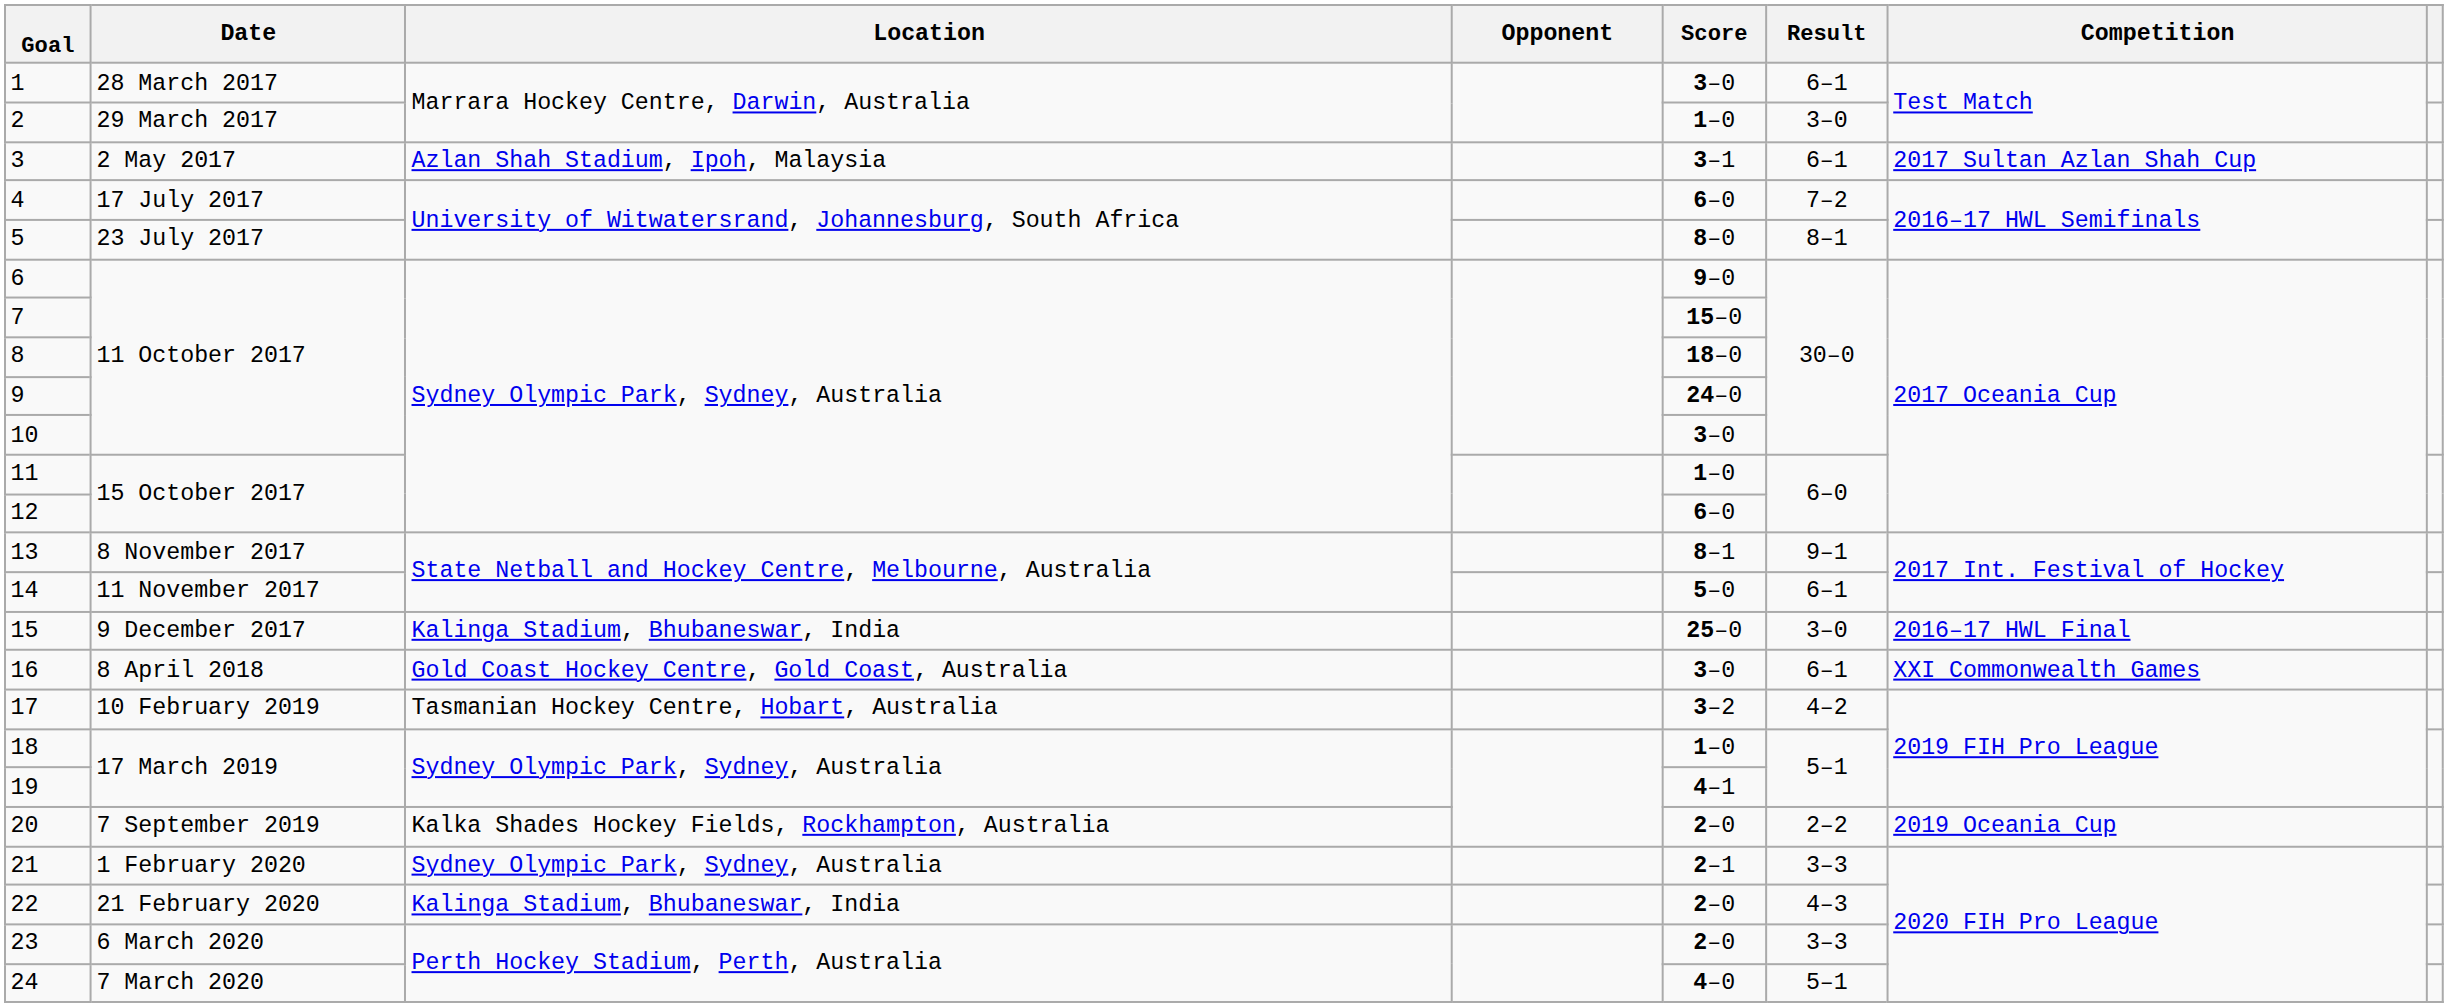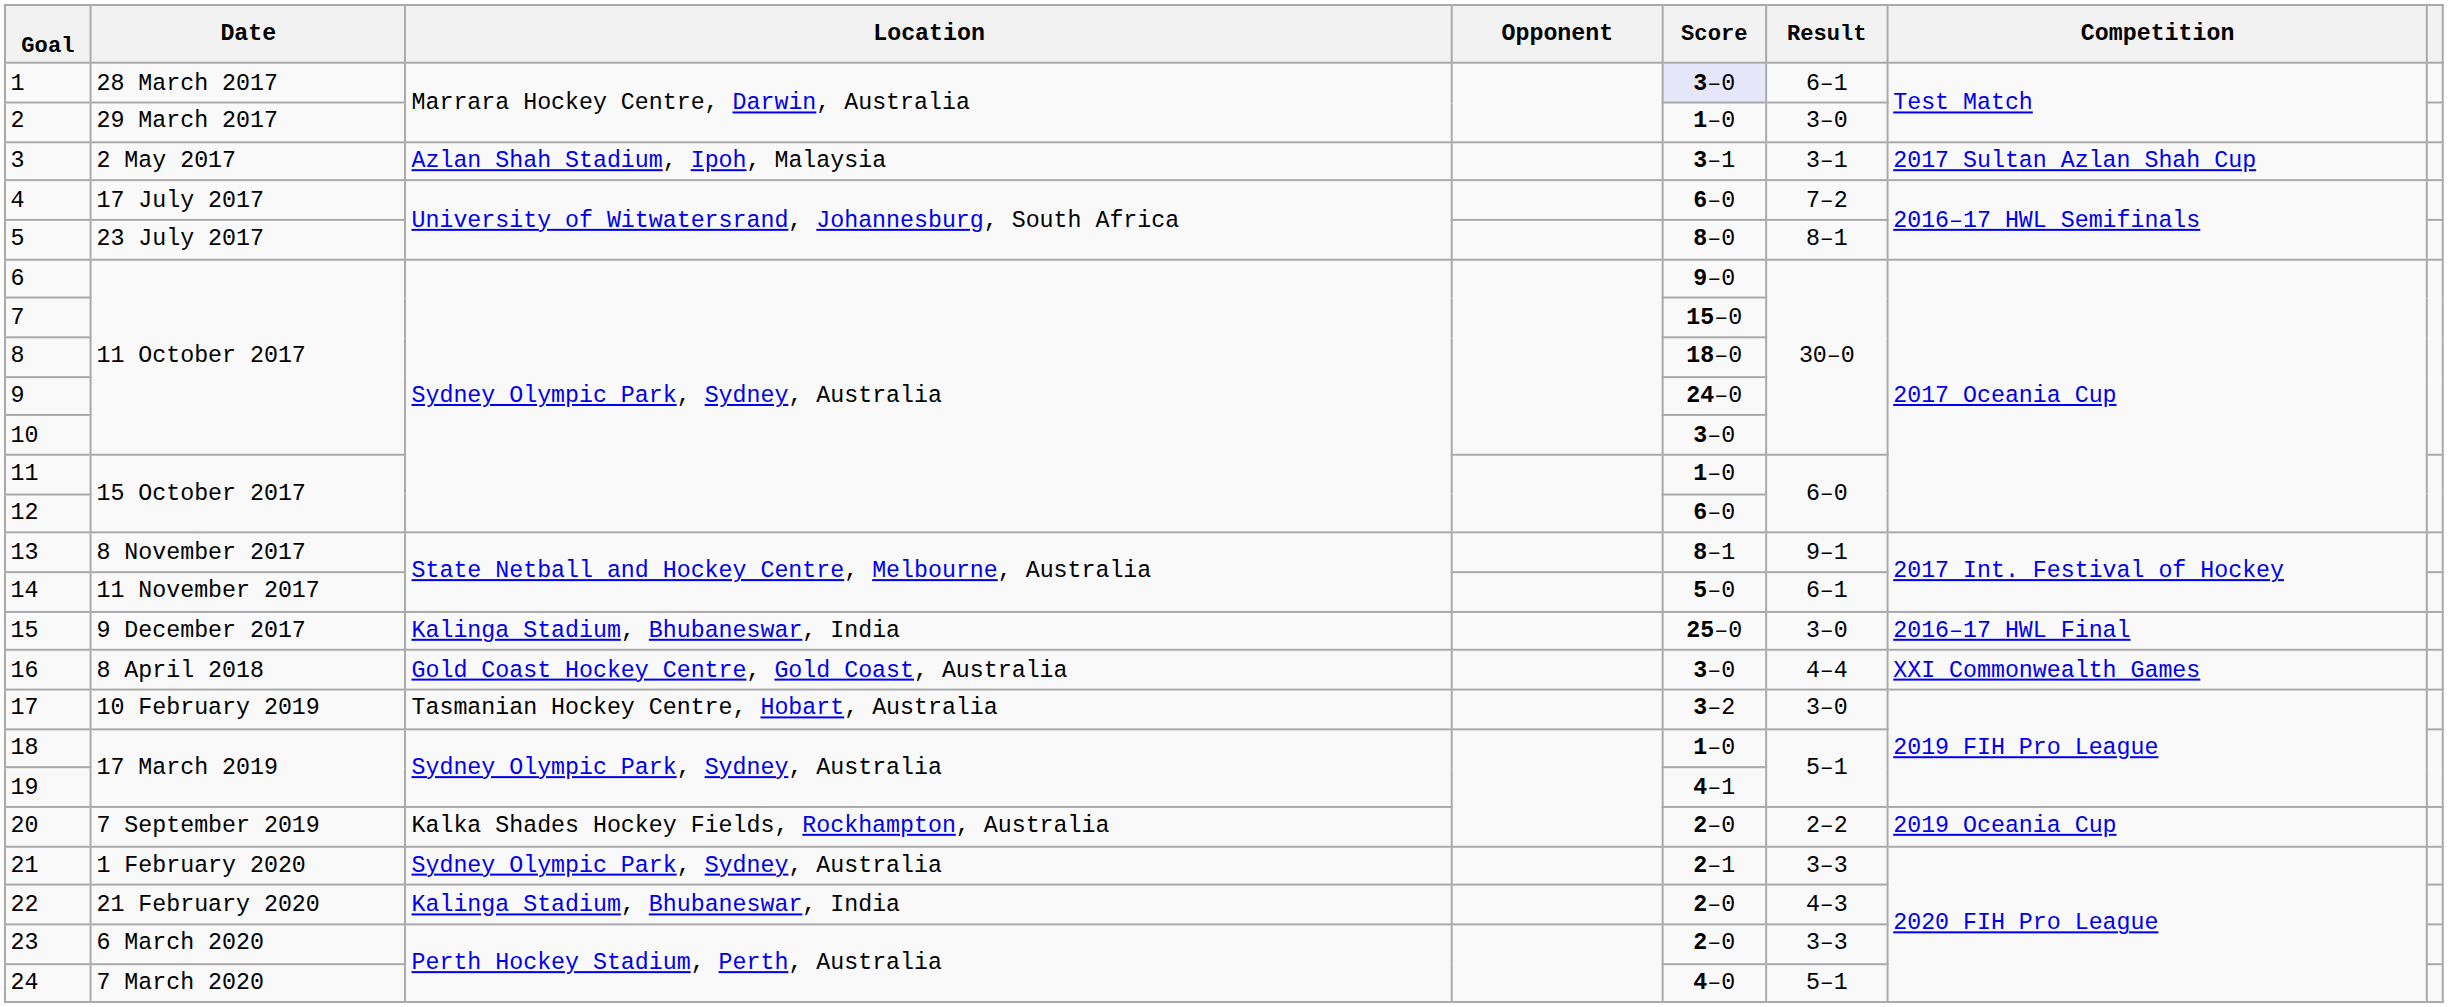(1714, 83) no background -> (1714, 83) lavender background
(1827, 161) 6–1 -> (1827, 161) 3–1
(1827, 670) 6–1 -> (1827, 670) 4–4
(1827, 709) 4–2 -> (1827, 709) 3–0
